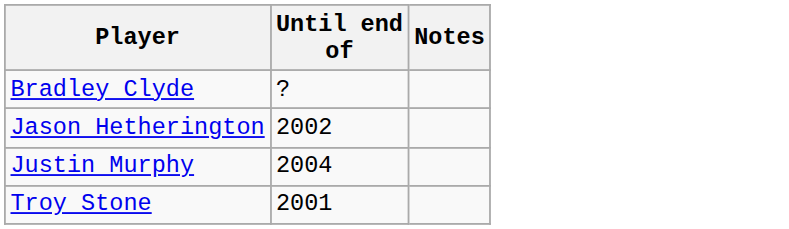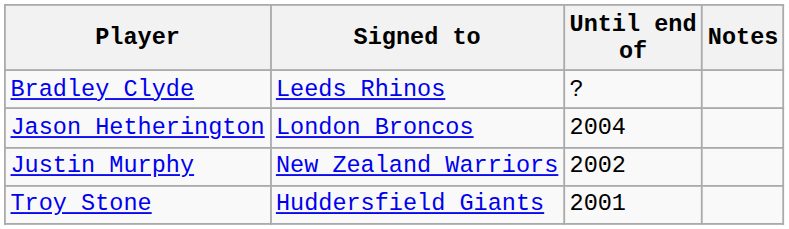+ column: (417, 38)
(304, 128) 2002 -> (598, 128) 2004
(304, 166) 2004 -> (598, 166) 2002
